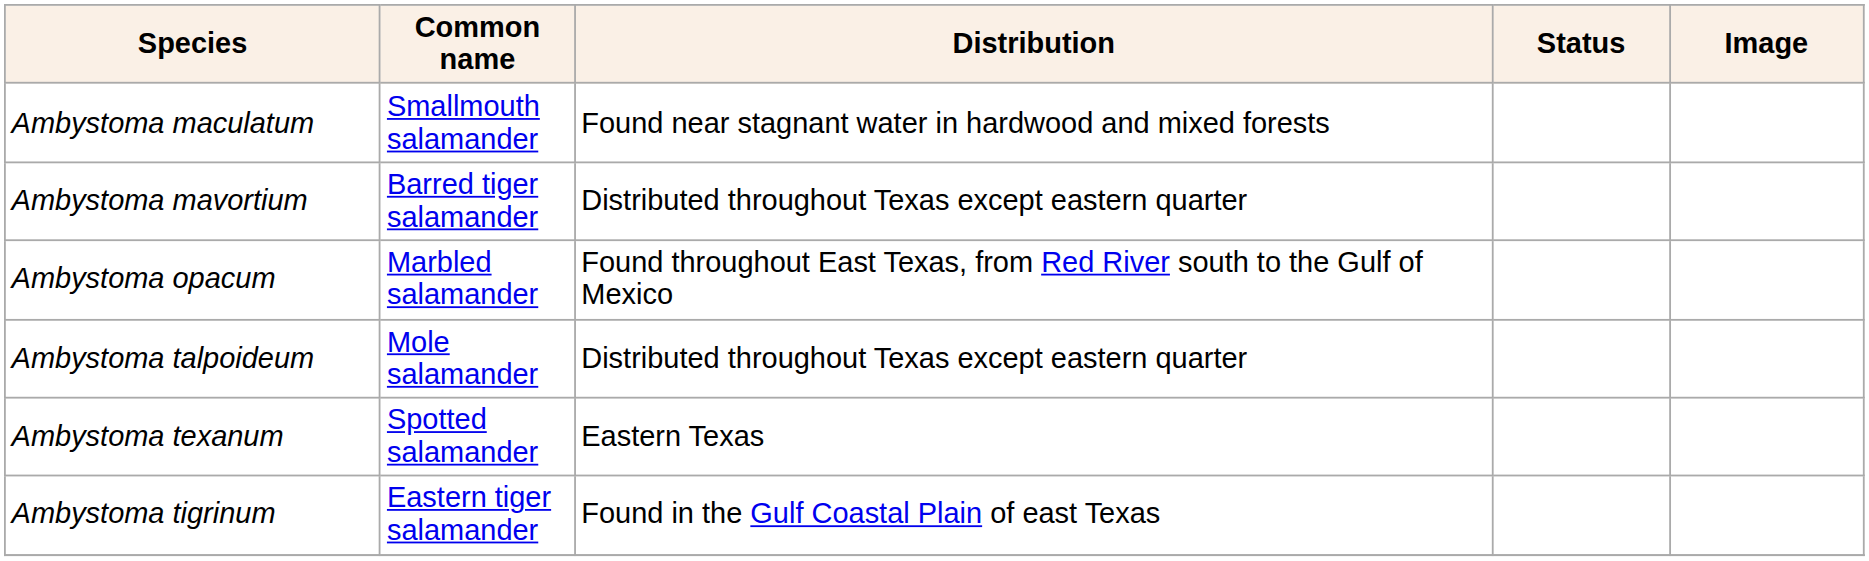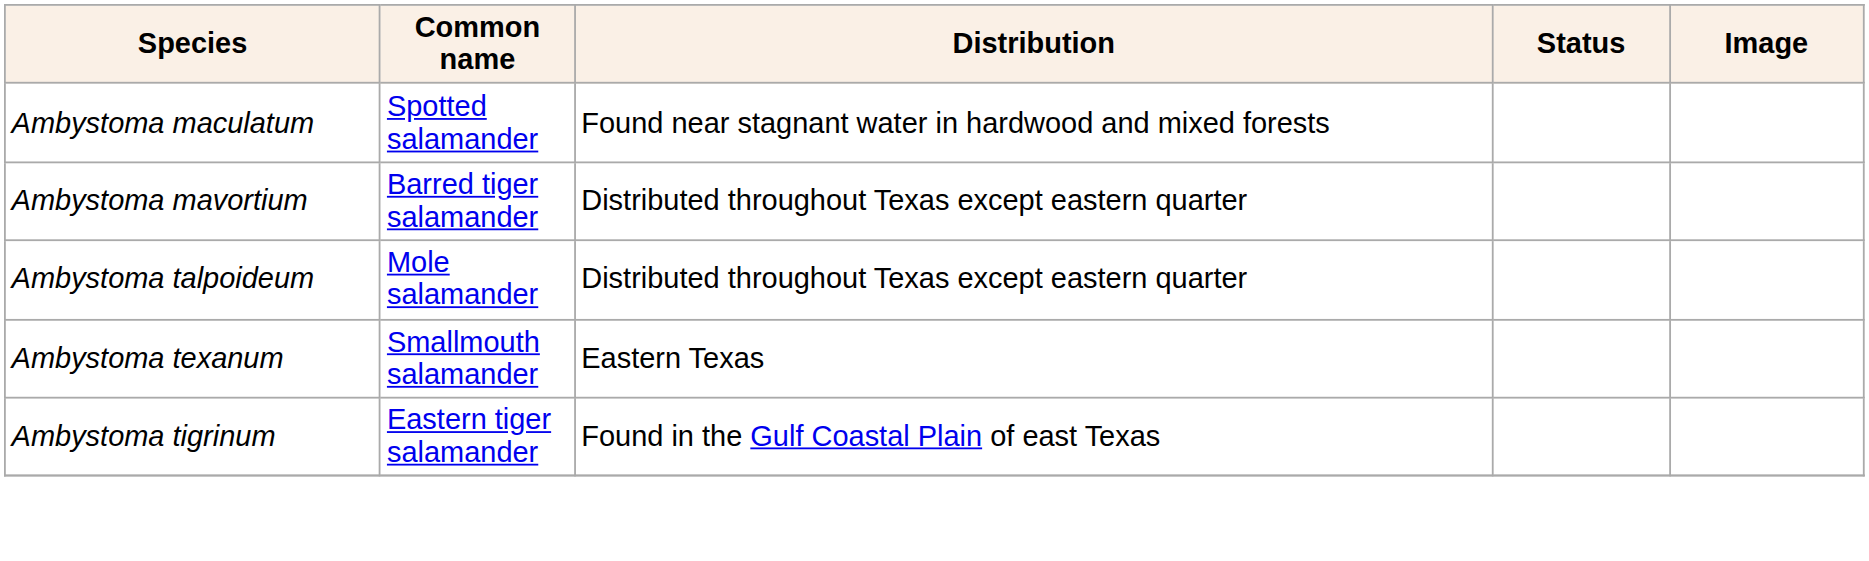(463, 122) Smallmouth salamander -> (463, 122) Spotted salamander
- row: (144, 279)
(463, 436) Spotted salamander -> (463, 357) Smallmouth salamander
